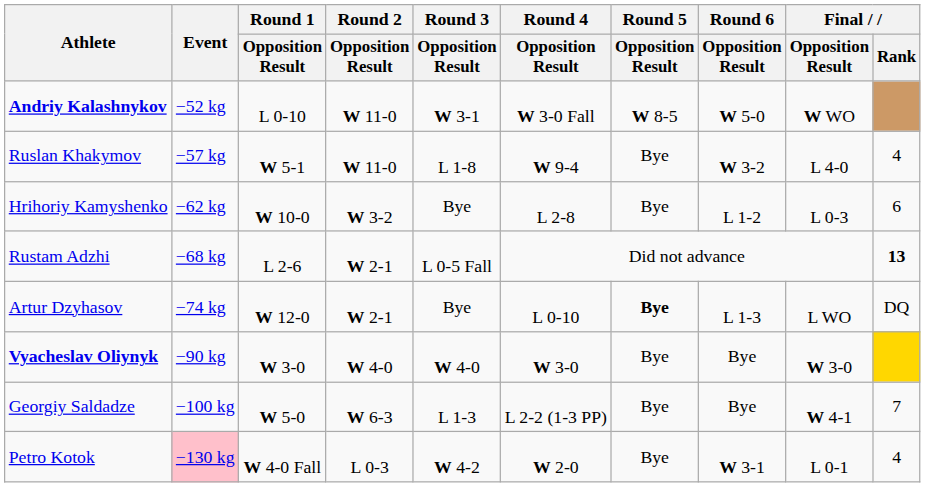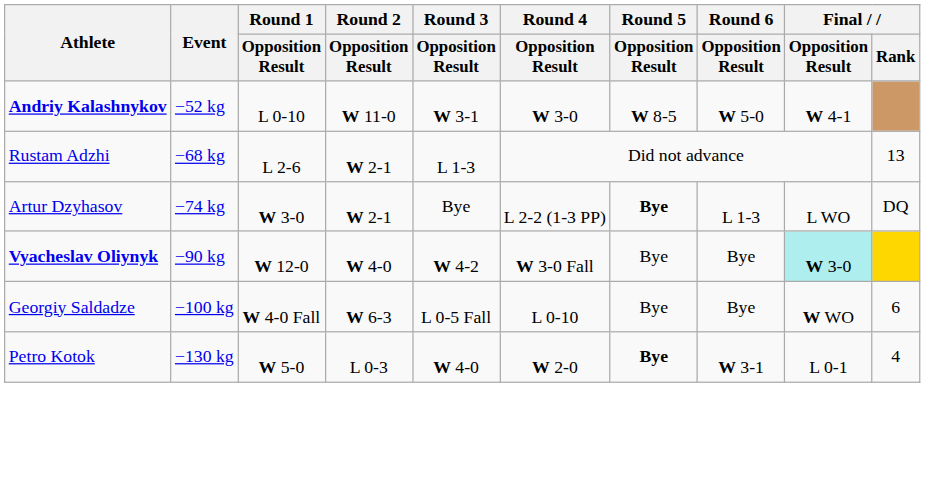(556, 116) W 3-0 Fall -> (555, 116) W 3-0
(829, 116) W WO -> (828, 116) W 4-1
- row: (75, 156)
- row: (88, 206)
(457, 267) L 0-5 Fall -> (456, 167) L 1-3
(897, 256) bold -> (896, 156) normal
(282, 317) W 12-0 -> (281, 217) W 3-0
(556, 317) L 0-10 -> (555, 217) L 2-2 (1-3 PP)
(282, 367) W 3-0 -> (281, 267) W 12-0
(457, 367) W 4-0 -> (456, 267) W 4-2
(556, 367) W 3-0 -> (555, 267) W 3-0 Fall
(829, 367) no background -> (828, 267) paleturquoise background
(282, 417) W 5-0 -> (281, 317) W 4-0 Fall
(457, 417) L 1-3 -> (456, 317) L 0-5 Fall
(556, 417) L 2-2 (1-3 PP) -> (555, 317) L 0-10
(829, 417) W 4-1 -> (828, 317) W WO
(897, 407) 7 -> (896, 306) 6
(205, 457) pink background -> (204, 357) no background
(282, 467) W 4-0 Fall -> (281, 367) W 5-0
(457, 467) W 4-2 -> (456, 367) W 4-0
(655, 457) normal -> (654, 357) bold
